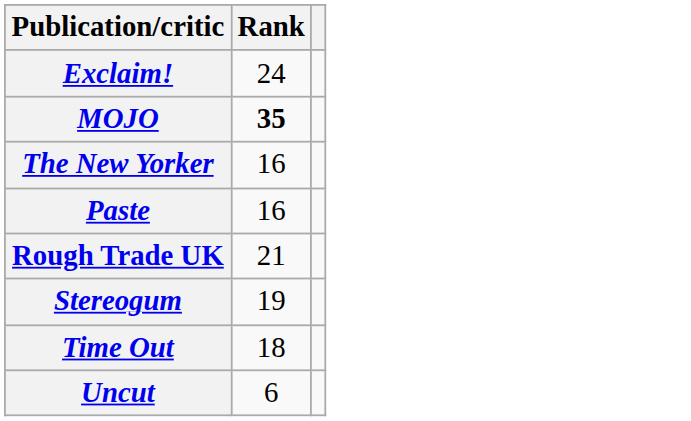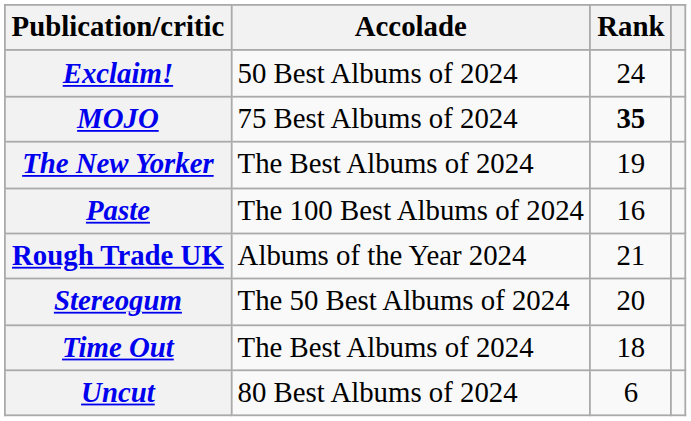+ column: (411, 27)
(271, 164) 16 -> (631, 164) 19
(271, 301) 19 -> (631, 301) 20
